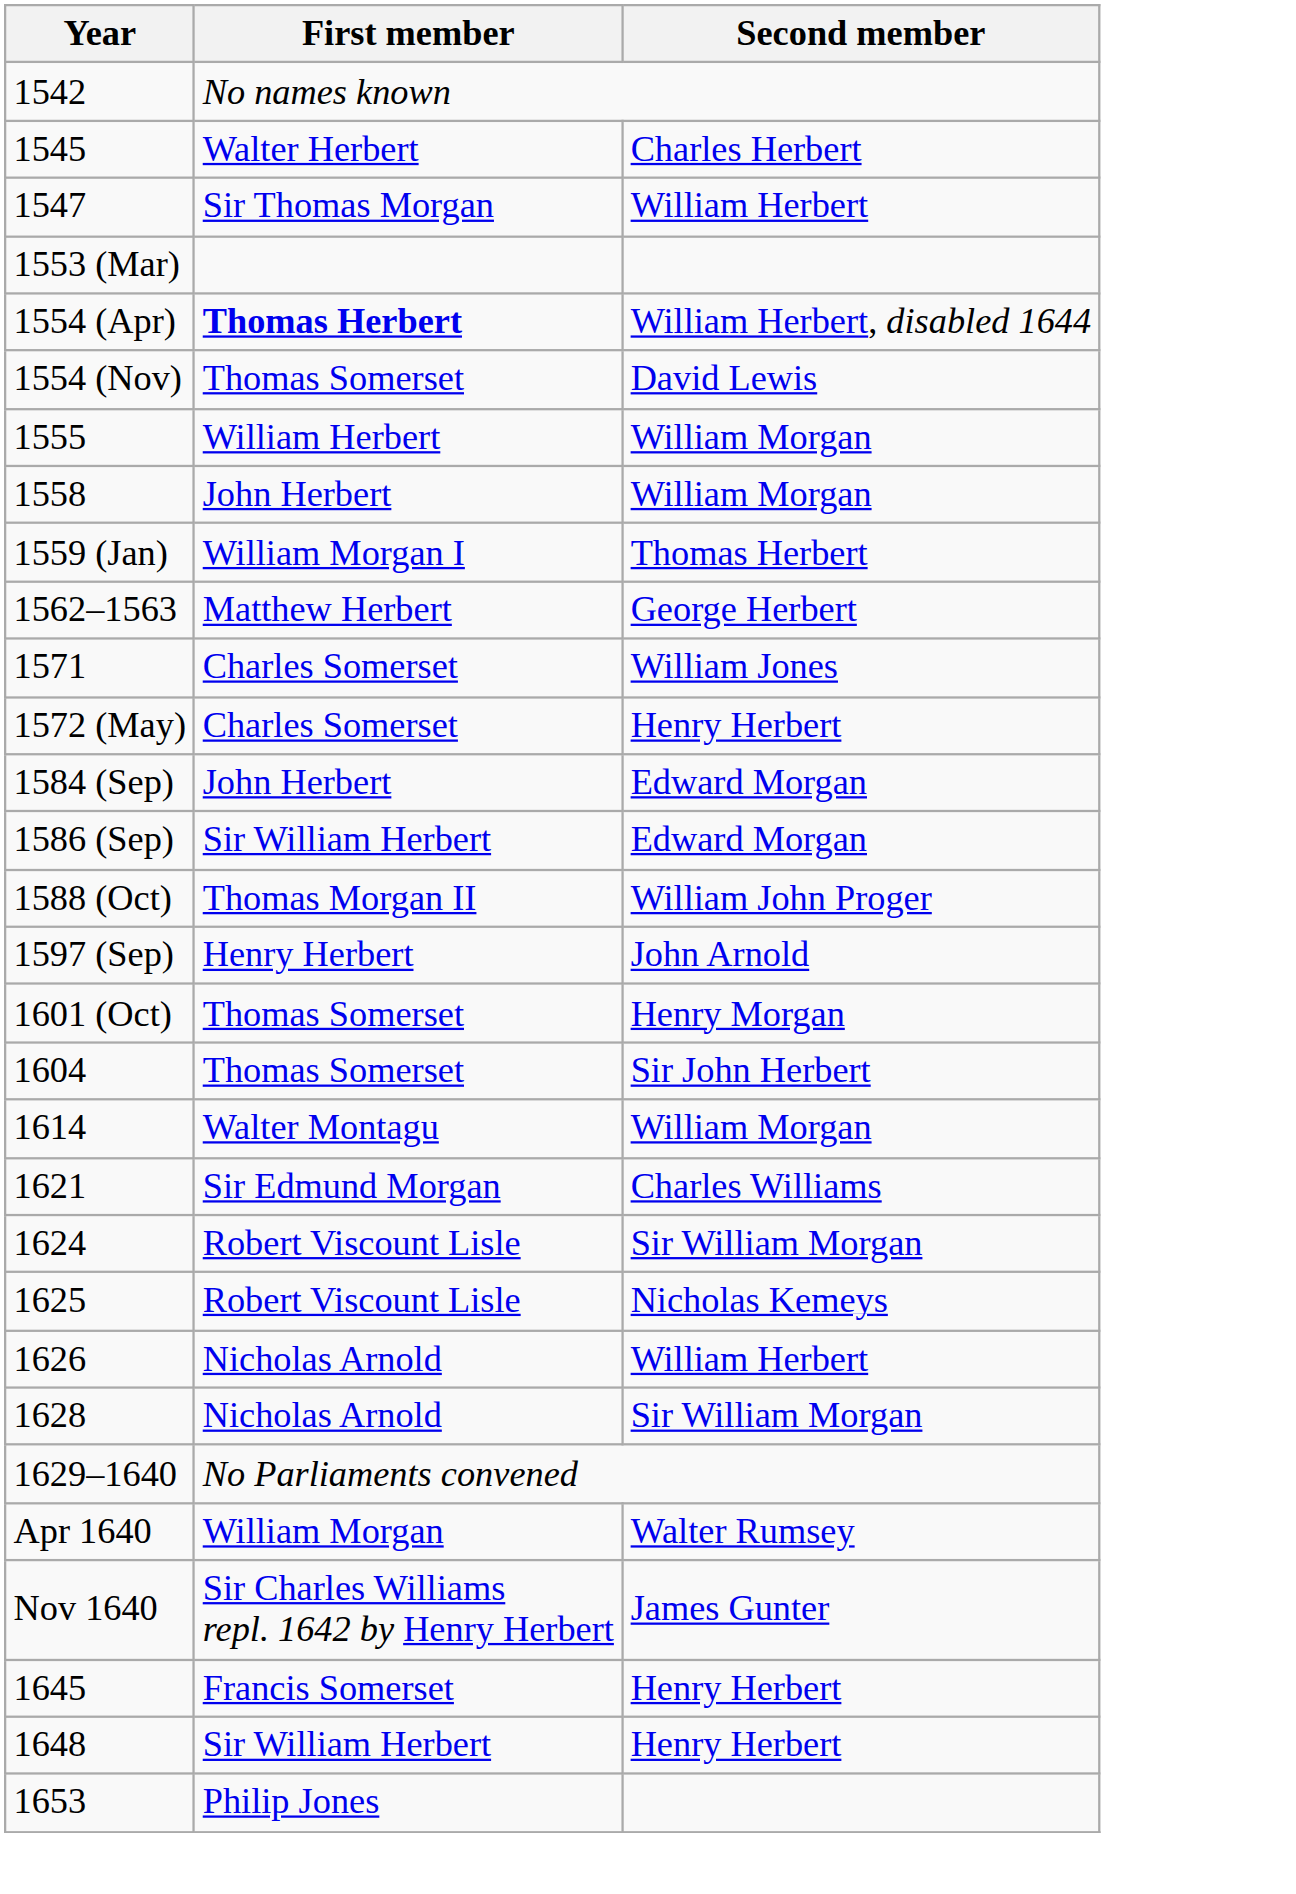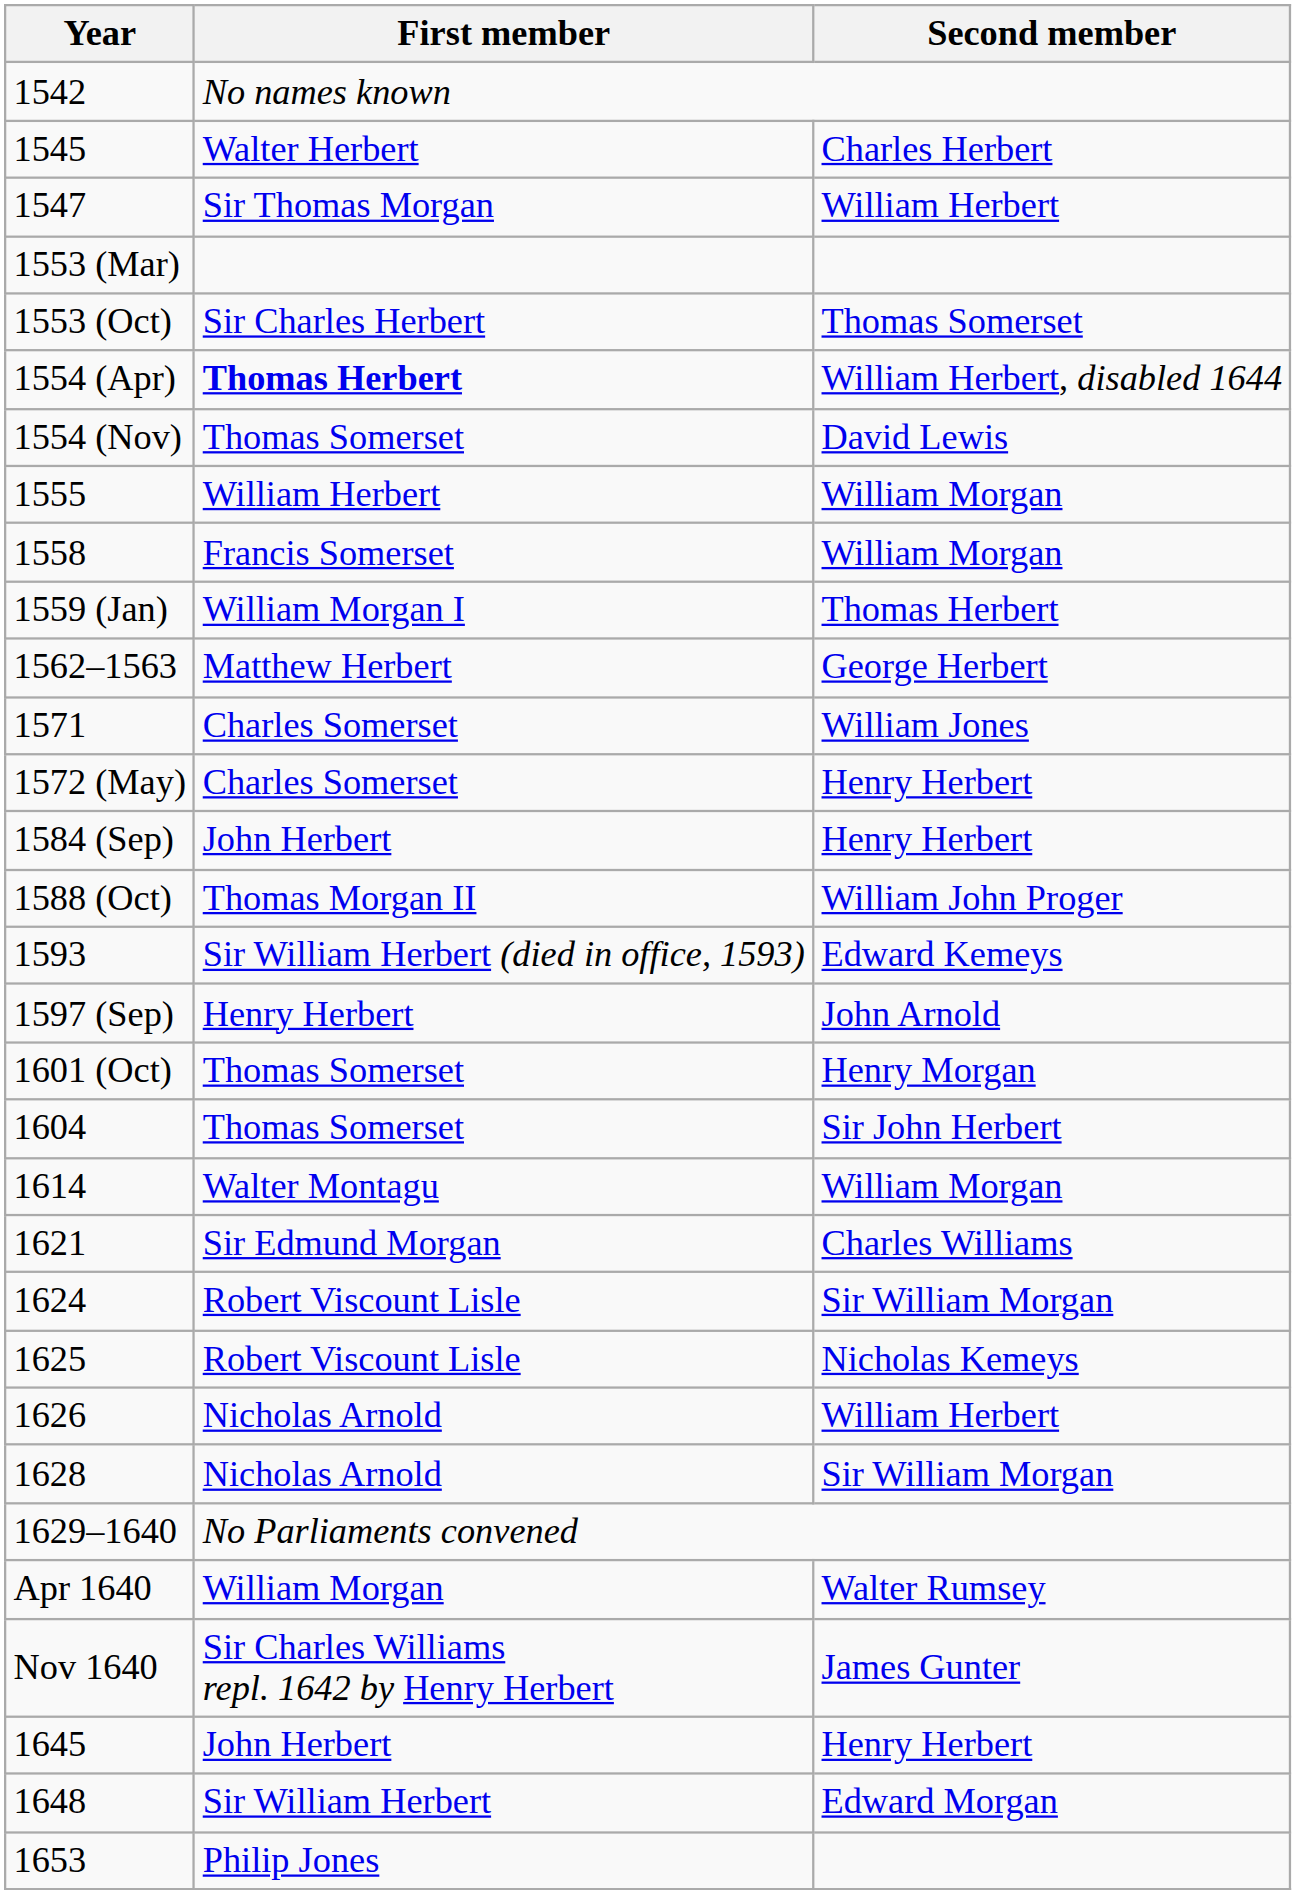+ row: (93, 321)
(297, 494) John Herbert -> (328, 551) Francis Somerset
(749, 782) Edward Morgan -> (927, 839) Henry Herbert
- row: (94, 839)
+ row: (50, 954)
(328, 1686) Francis Somerset -> (297, 1744) John Herbert
(736, 1744) Henry Herbert -> (940, 1802) Edward Morgan
